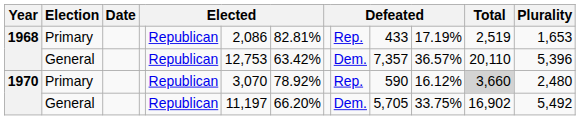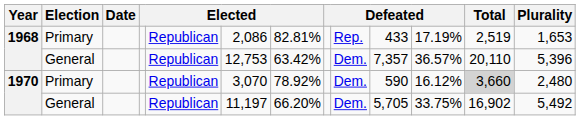(348, 81) Rep. -> (350, 81) Dem.
